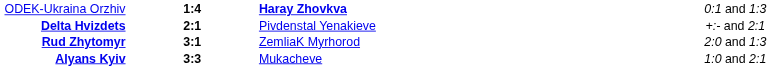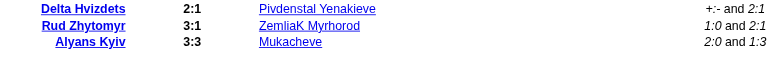- row: (65, 9)
(735, 42) 2:0 and 1:3 -> (735, 26) 1:0 and 2:1
(735, 58) 1:0 and 2:1 -> (735, 42) 2:0 and 1:3
